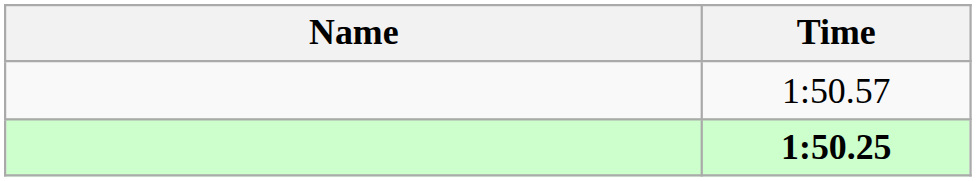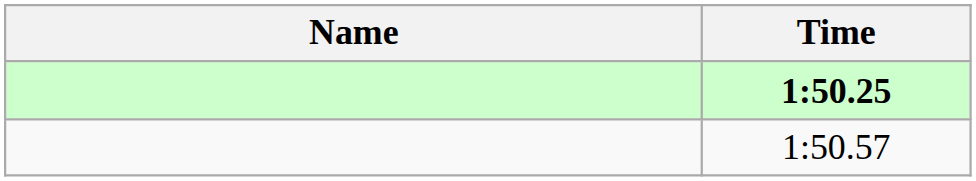rows swapped: (836, 146) <-> (836, 89)
